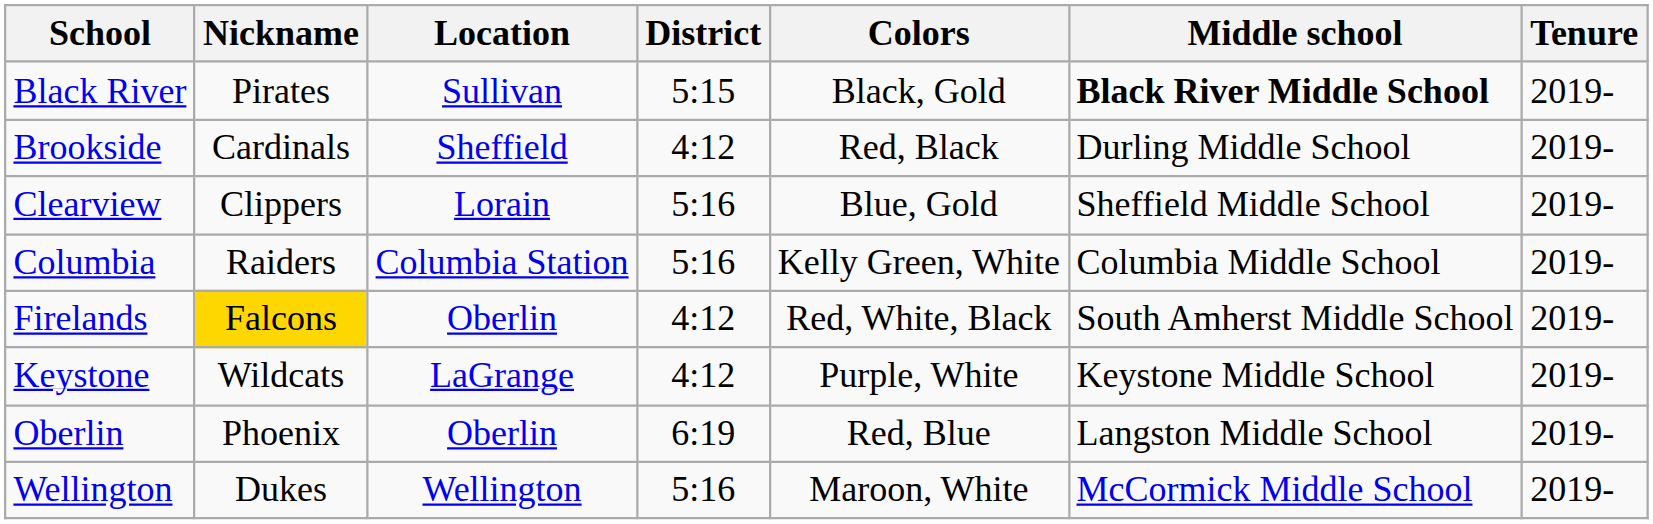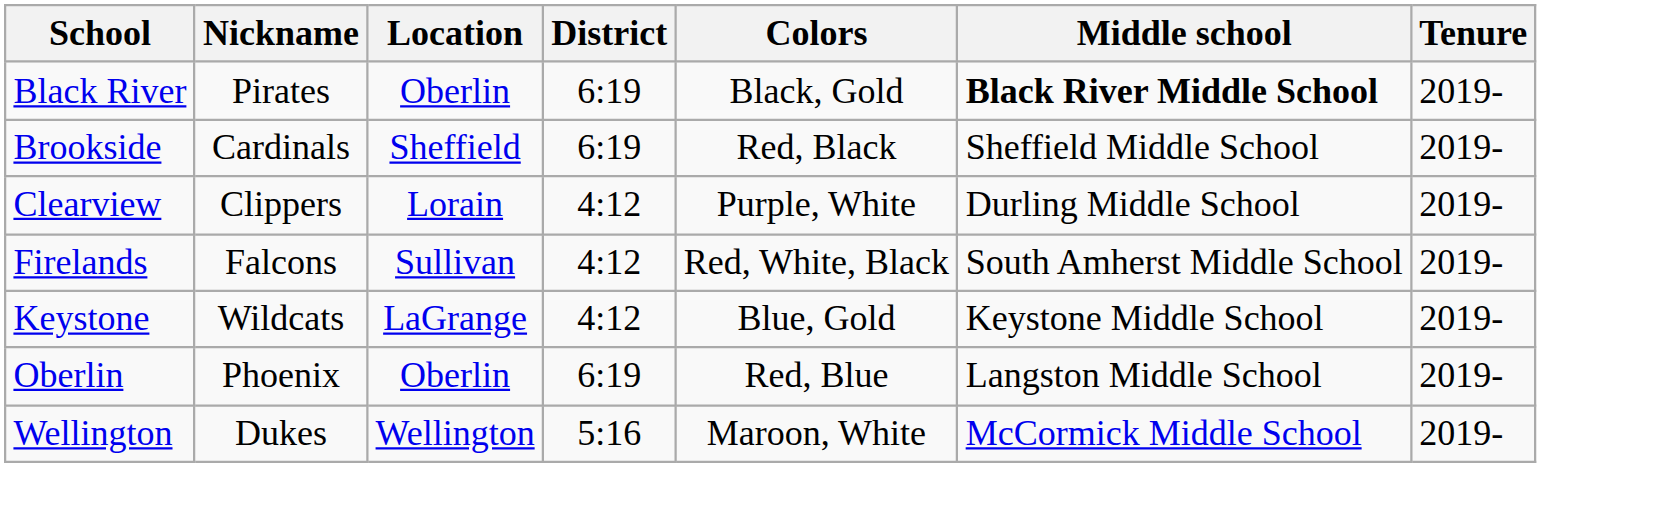(502, 90) Sullivan -> (455, 90) Oberlin
(703, 90) 5:15 -> (609, 90) 6:19
(703, 147) 4:12 -> (609, 147) 6:19
(1244, 147) Durling Middle School -> (1142, 147) Sheffield Middle School
(703, 204) 5:16 -> (609, 204) 4:12
(919, 204) Blue, Gold -> (816, 204) Purple, White
(1253, 204) Sheffield Middle School -> (1133, 204) Durling Middle School
- row: (84, 261)
(281, 318) gold background -> (281, 261) no background
(502, 318) Oberlin -> (455, 261) Sullivan
(919, 375) Purple, White -> (816, 318) Blue, Gold
